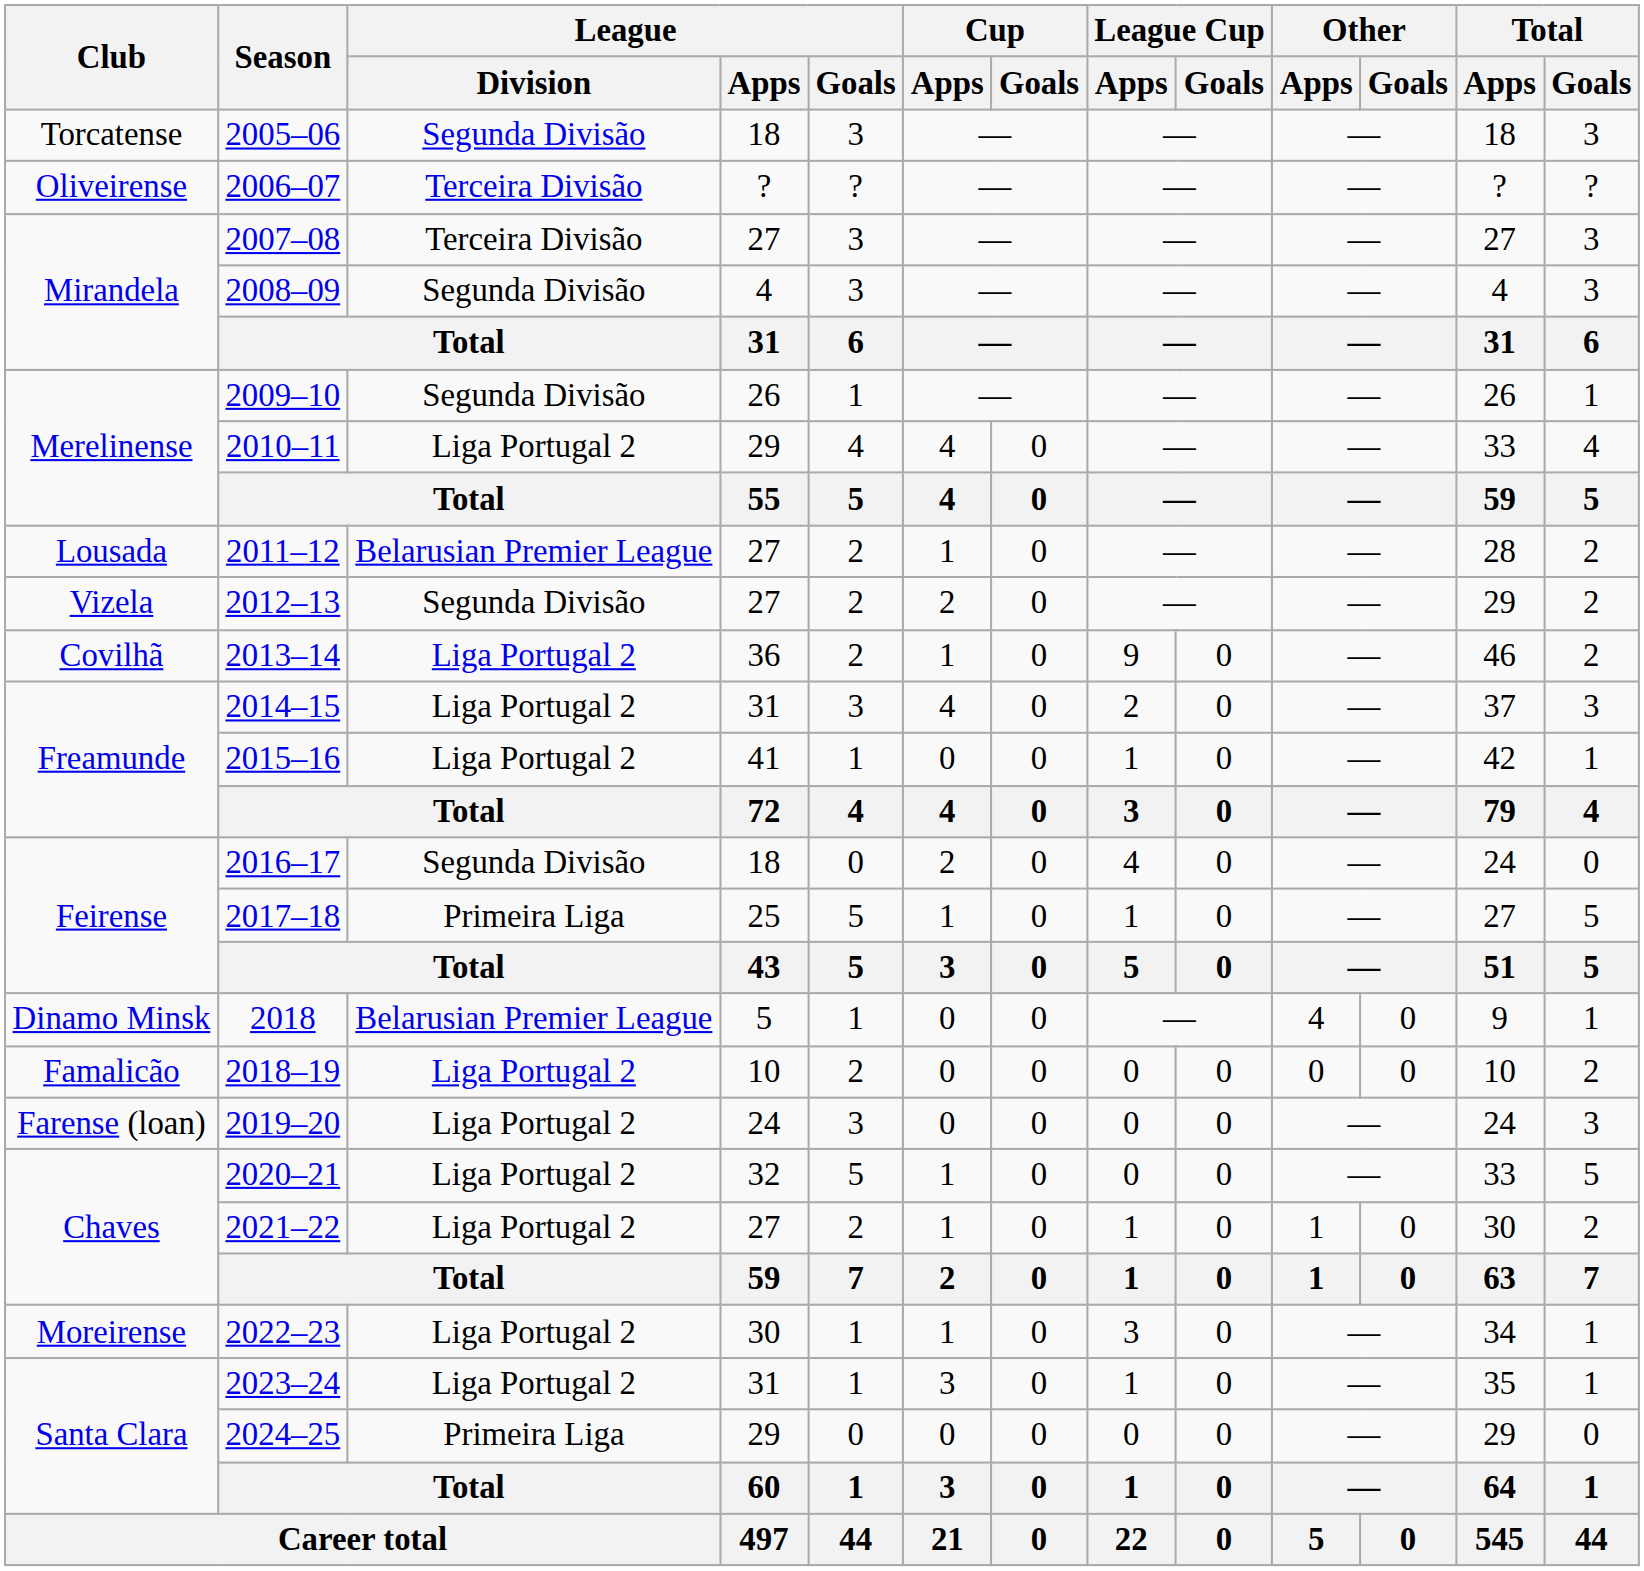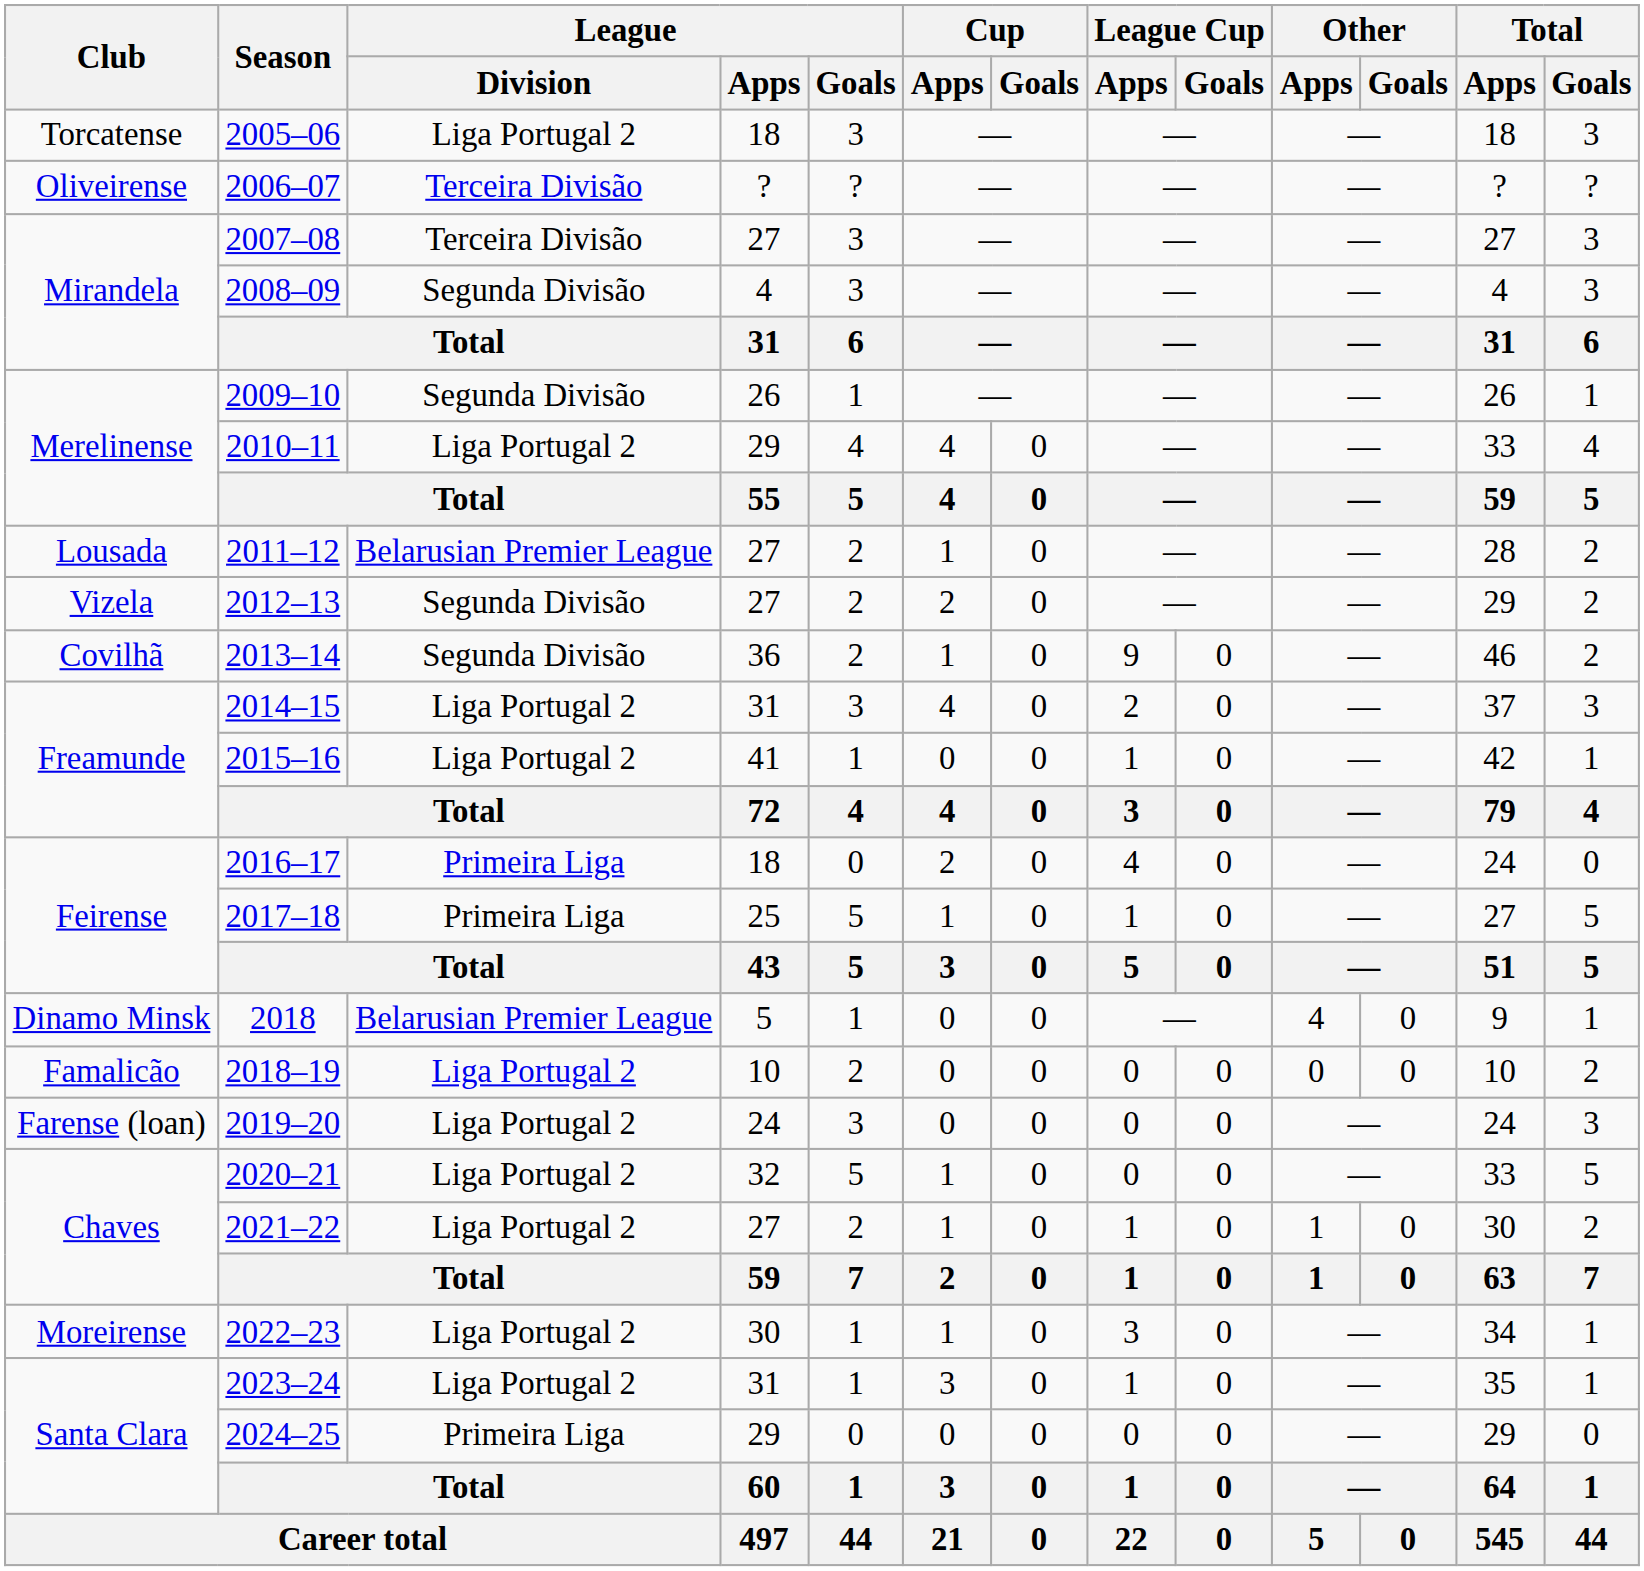(534, 134) Segunda Divisão -> (534, 134) Liga Portugal 2
(534, 654) Liga Portugal 2 -> (534, 654) Segunda Divisão
(534, 862) Segunda Divisão -> (534, 862) Primeira Liga
